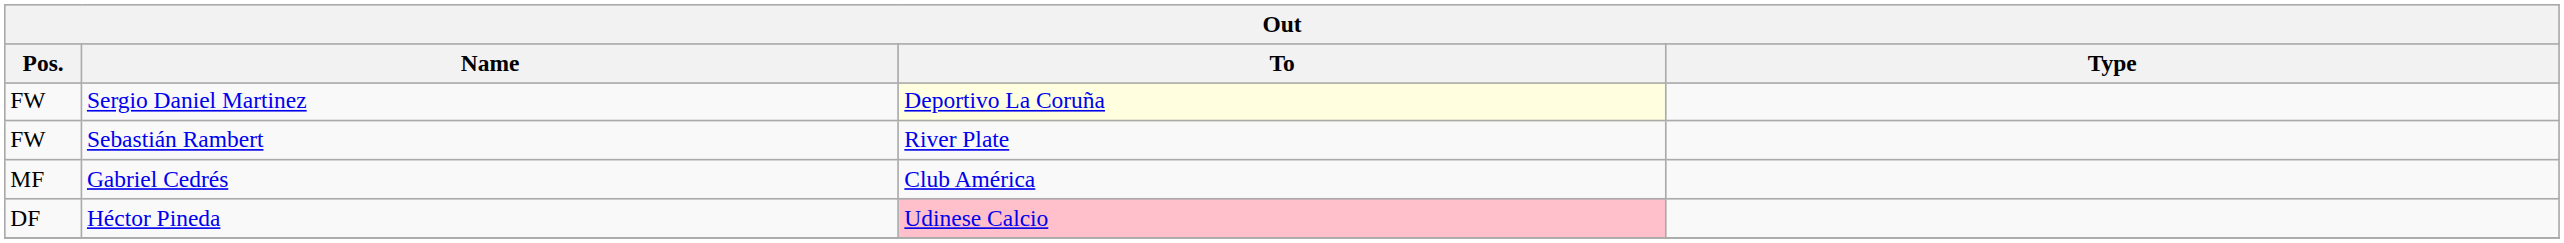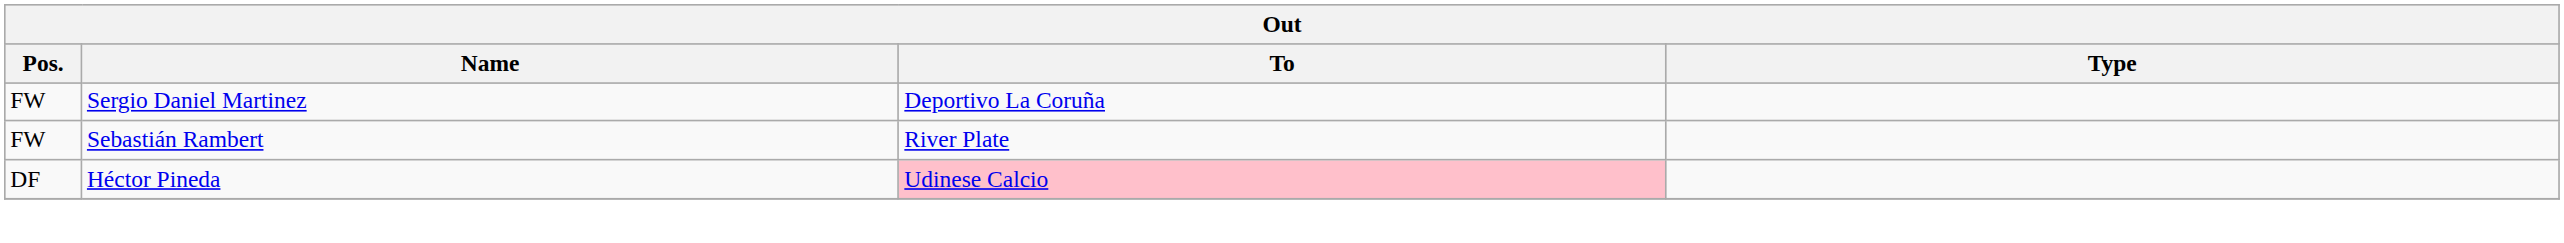(1005, 101) lightyellow background -> (1005, 101) no background
- row: (158, 179)
